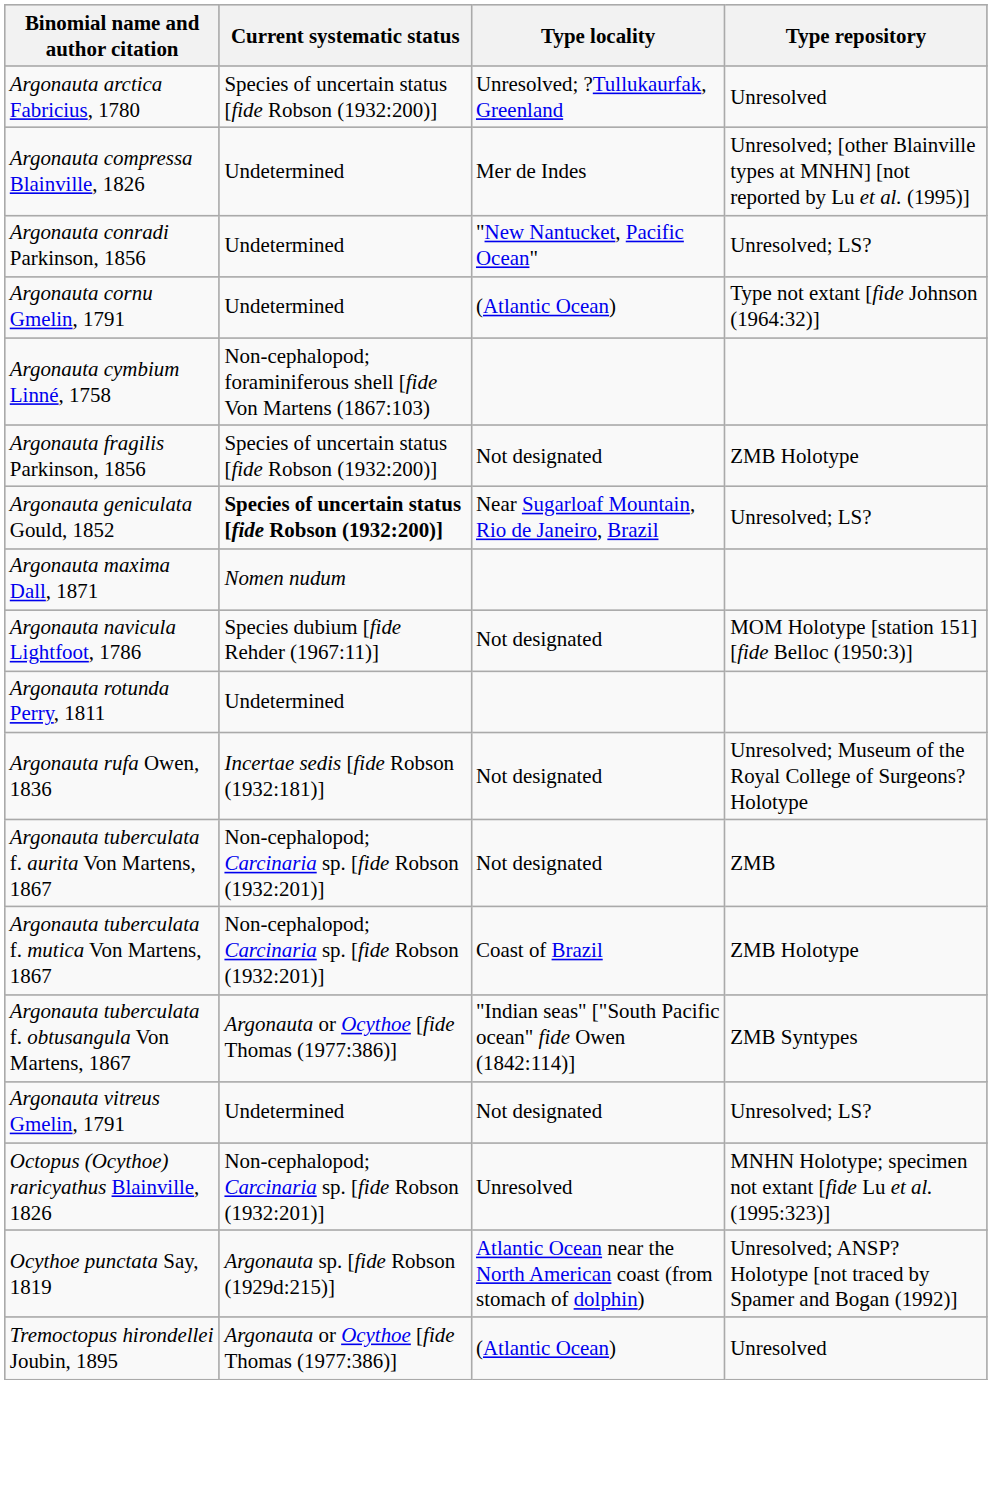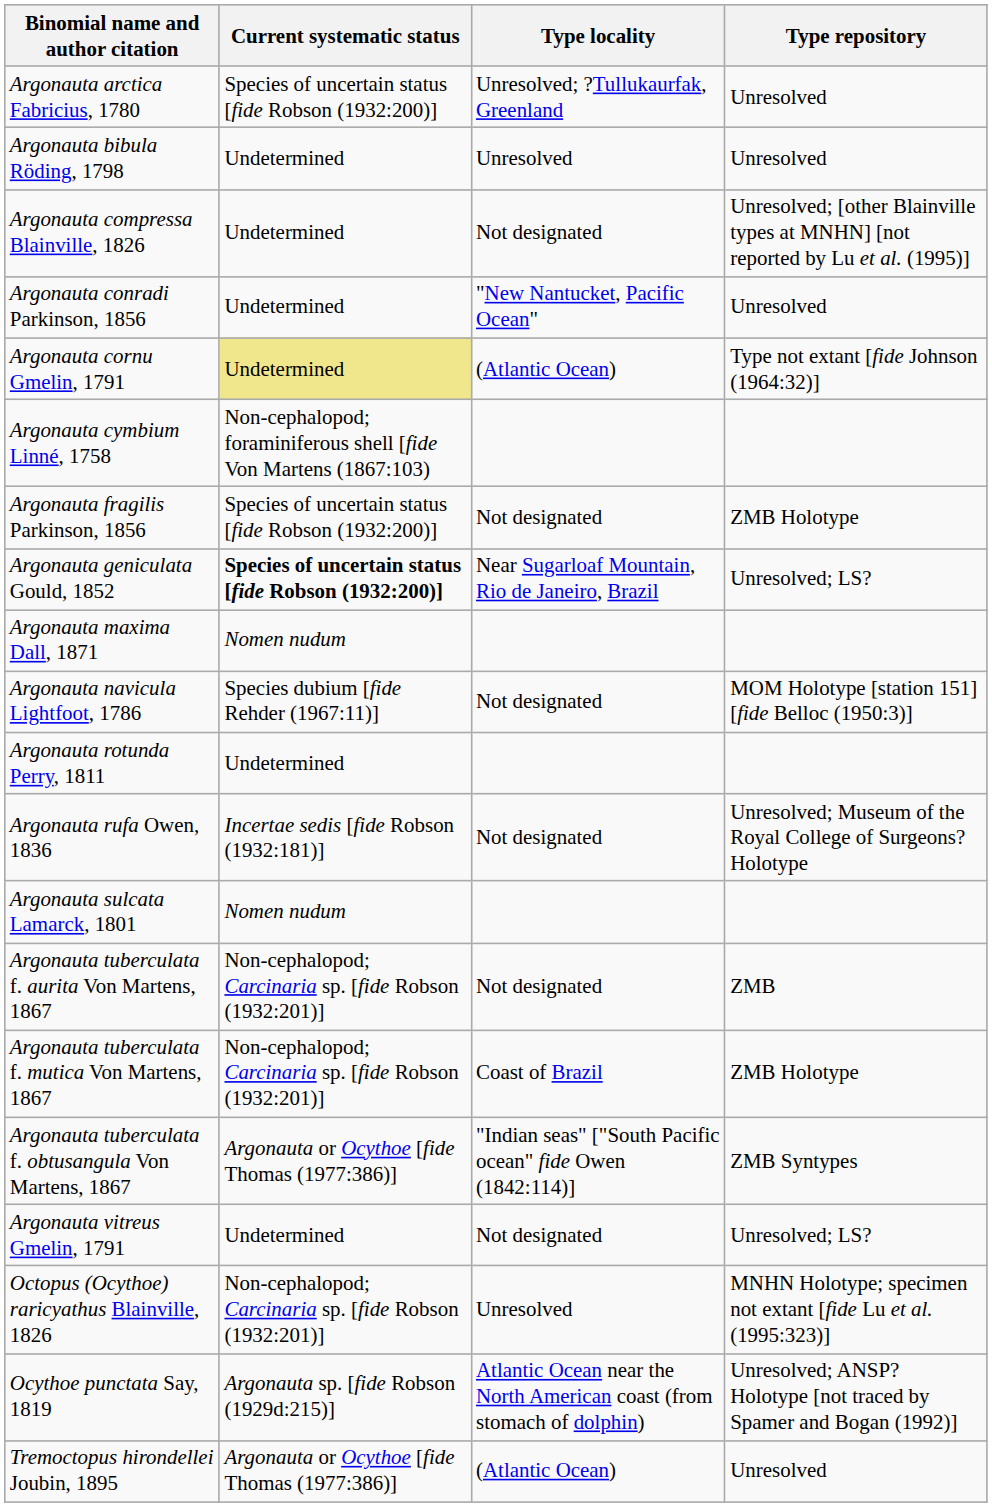+ row: (84, 158)
(531, 171) Mer de Indes -> (539, 232) Not designated
(801, 245) Unresolved; LS? -> (778, 306) Unresolved
(284, 306) no background -> (284, 368) khaki background
+ row: (87, 911)
